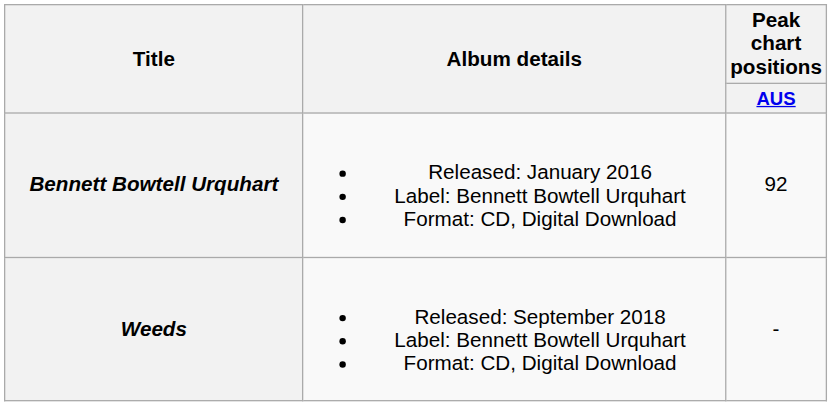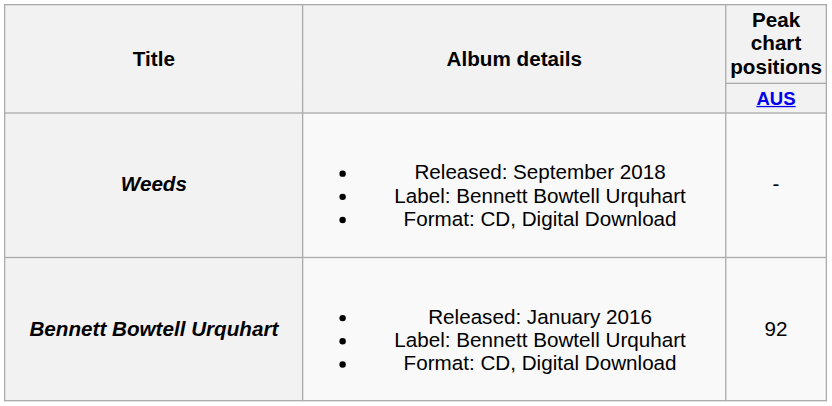rows swapped: (154, 184) <-> (154, 328)
